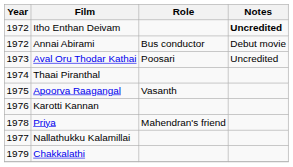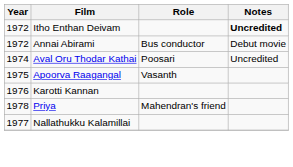(18, 59) 1973 -> (18, 59) 1974
- row: (67, 75)
- row: (59, 153)
